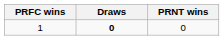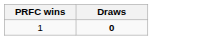- column: (183, 12)
